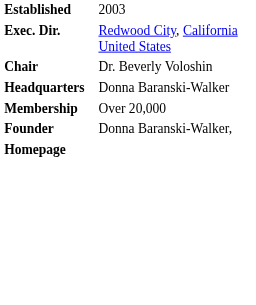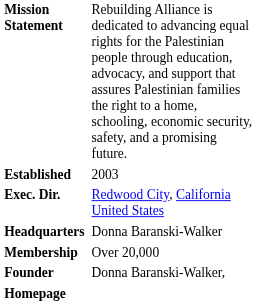+ row: (34, 17)
- row: (21, 66)
